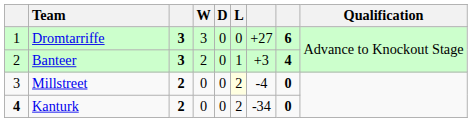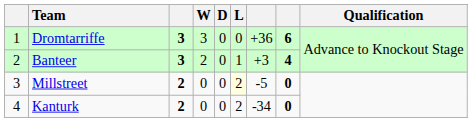(261, 38) +27 -> (261, 38) +36
(261, 83) -4 -> (261, 83) -5
(17, 106) bold -> (17, 106) normal
